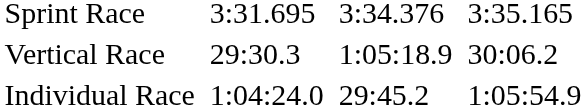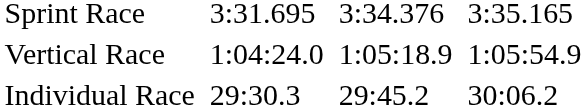(255, 54) 29:30.3 -> (267, 54) 1:04:24.0
(513, 54) 30:06.2 -> (524, 54) 1:05:54.9
(267, 95) 1:04:24.0 -> (255, 95) 29:30.3
(524, 95) 1:05:54.9 -> (513, 95) 30:06.2
